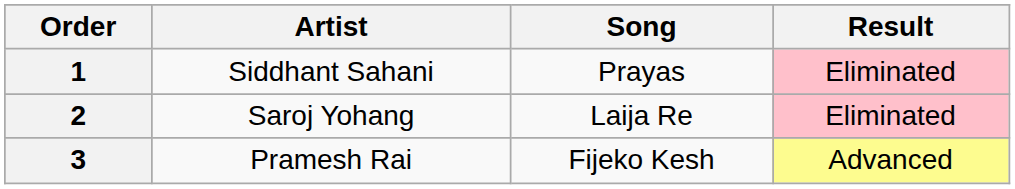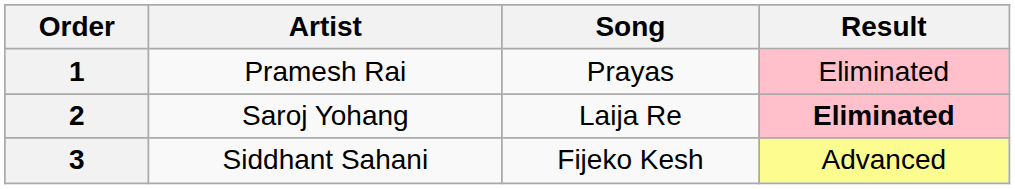(331, 71) Siddhant Sahani -> (325, 71) Pramesh Rai
(891, 115) normal -> (884, 115) bold
(331, 159) Pramesh Rai -> (325, 159) Siddhant Sahani
